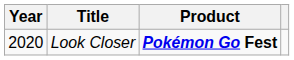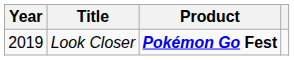(26, 42) 2020 -> (26, 42) 2019
